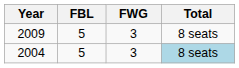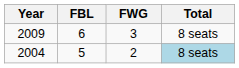(82, 33) 5 -> (82, 33) 6
(133, 53) 3 -> (133, 53) 2
